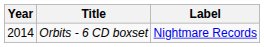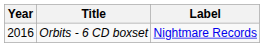(20, 33) 2014 -> (20, 33) 2016
